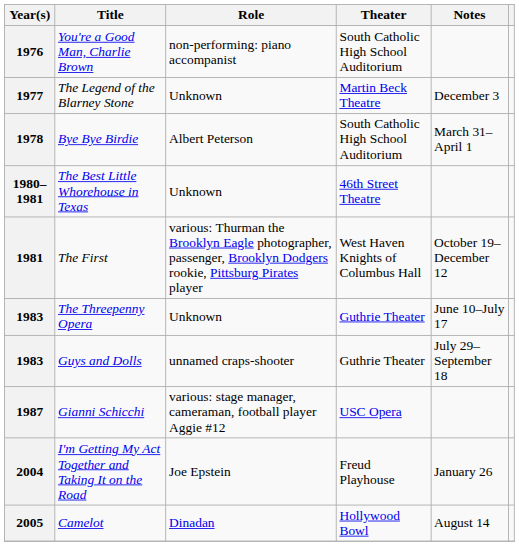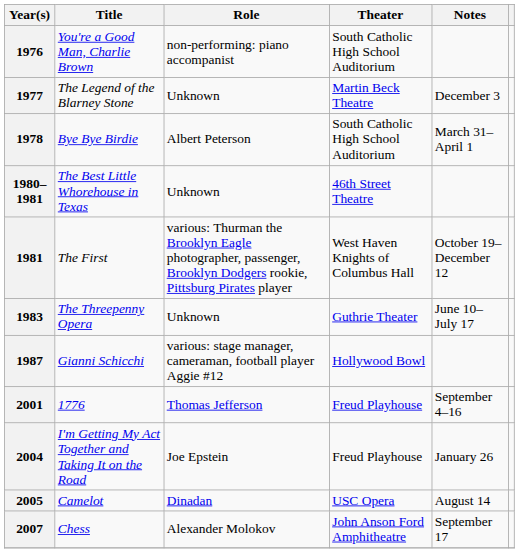- row: (30, 360)
(371, 412) USC Opera -> (379, 360) Hollywood Bowl
+ row: (30, 404)
(370, 523) Hollywood Bowl -> (363, 500) USC Opera
+ row: (30, 529)
